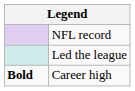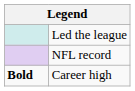rows swapped: (81, 34) <-> (89, 55)
